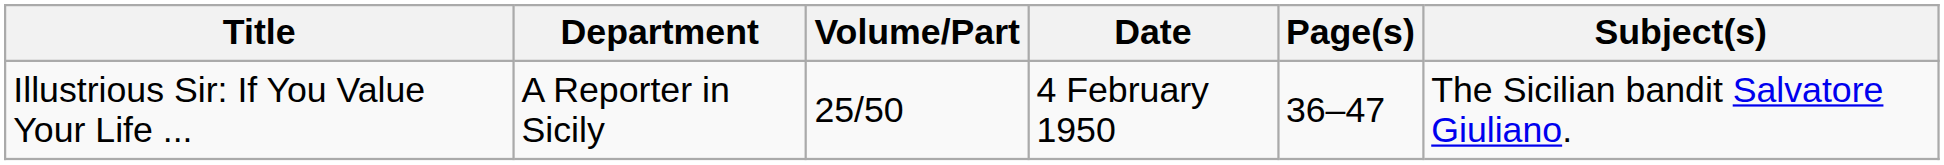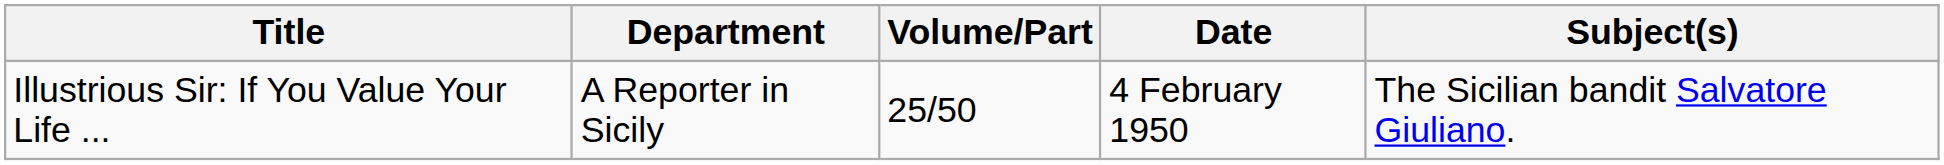- column: (1350, 32)
